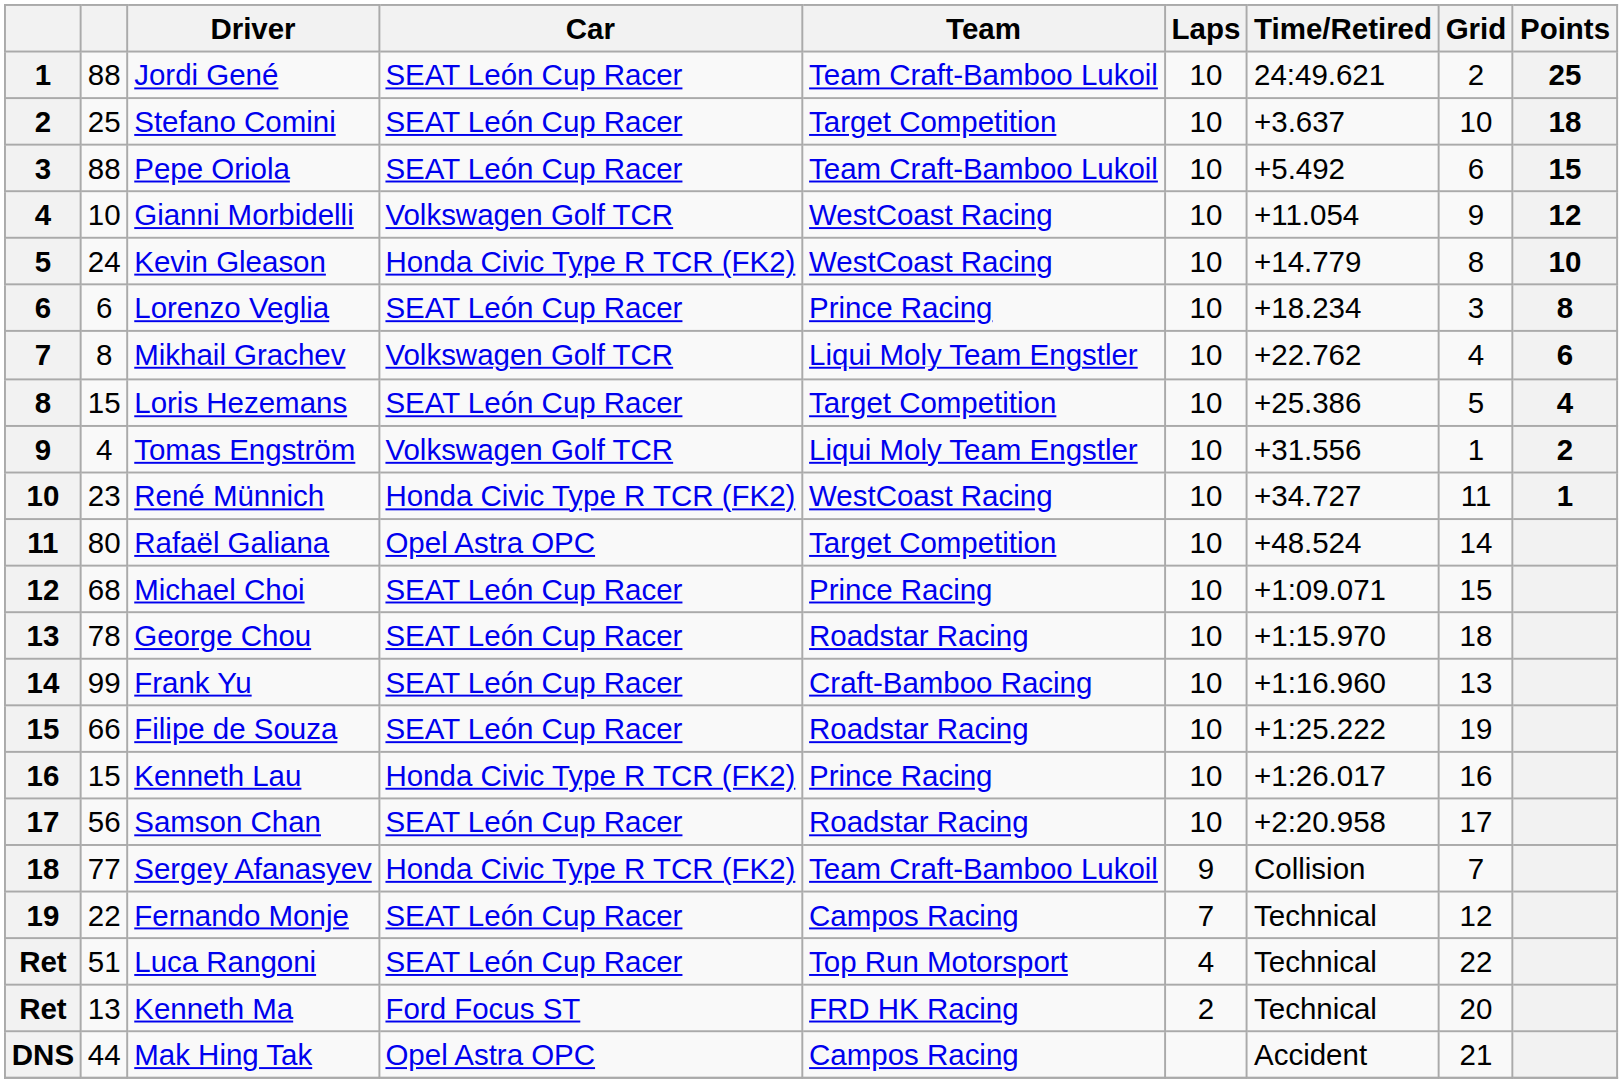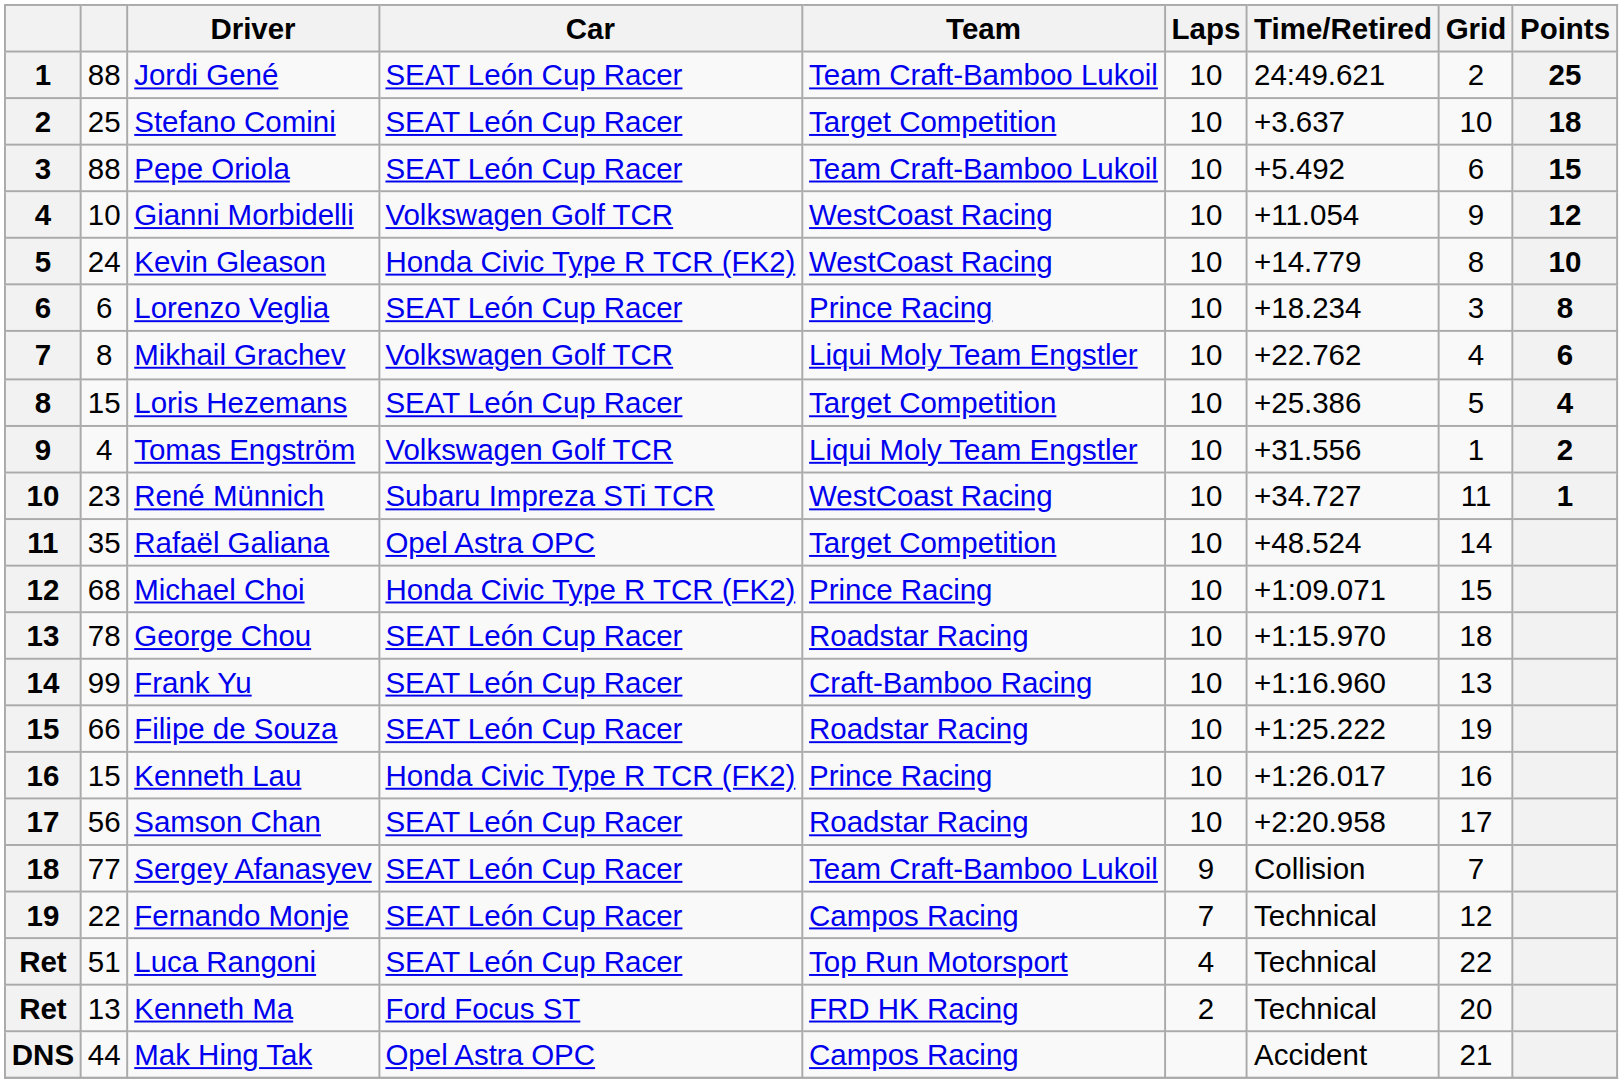(590, 495) Honda Civic Type R TCR (FK2) -> (550, 495) Subaru Impreza STi TCR
(104, 542) 80 -> (104, 542) 35
(534, 589) SEAT León Cup Racer -> (590, 589) Honda Civic Type R TCR (FK2)
(590, 869) Honda Civic Type R TCR (FK2) -> (534, 869) SEAT León Cup Racer
